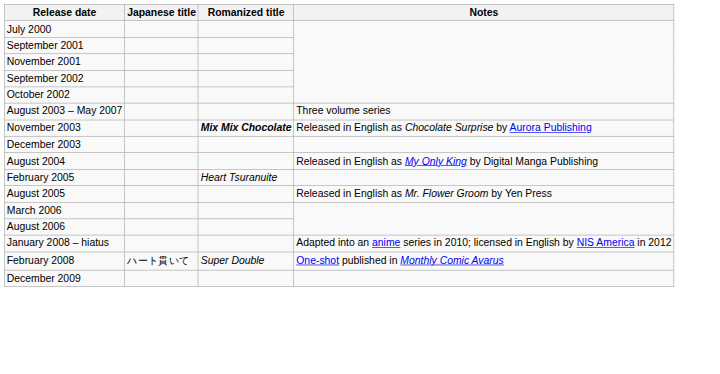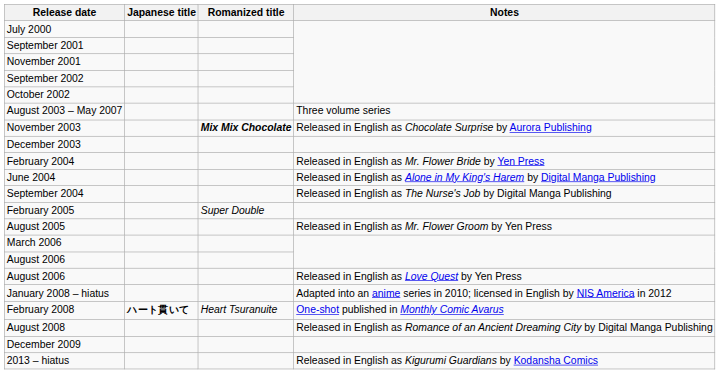+ row: (41, 161)
+ row: (31, 177)
- row: (36, 161)
+ row: (45, 194)
(239, 177) Heart Tsuranuite -> (233, 210) Super Double
+ row: (36, 276)
(158, 260) normal -> (158, 310) bold
(233, 261) Super Double -> (239, 310) Heart Tsuranuite
+ row: (36, 328)
+ row: (38, 361)
